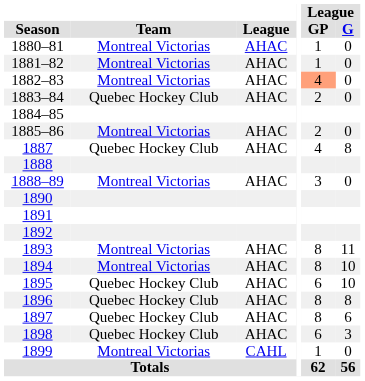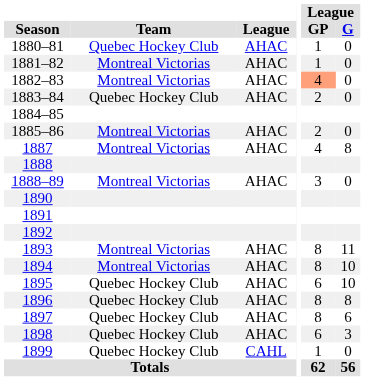(154, 46) Montreal Victorias -> (154, 46) Quebec Hockey Club
(154, 147) Quebec Hockey Club -> (154, 147) Montreal Victorias
(154, 350) Montreal Victorias -> (154, 350) Quebec Hockey Club
